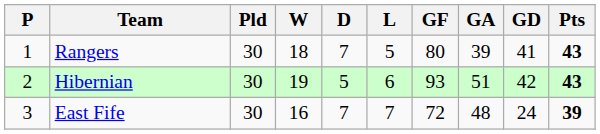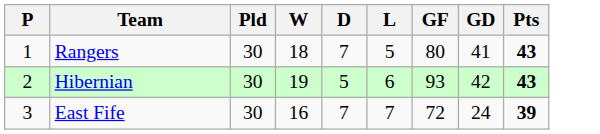- column: (481, 19)
